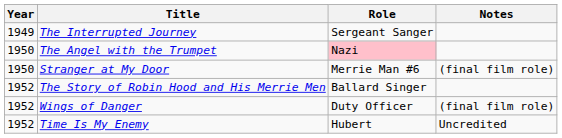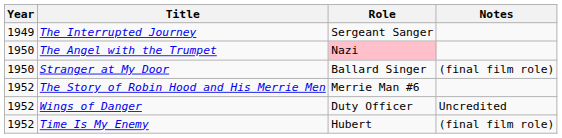(375, 69) Merrie Man #6 -> (379, 69) Ballard Singer
(379, 87) Ballard Singer -> (375, 87) Merrie Man #6
(497, 106) (final film role) -> (473, 106) Uncredited
(473, 124) Uncredited -> (497, 124) (final film role)
